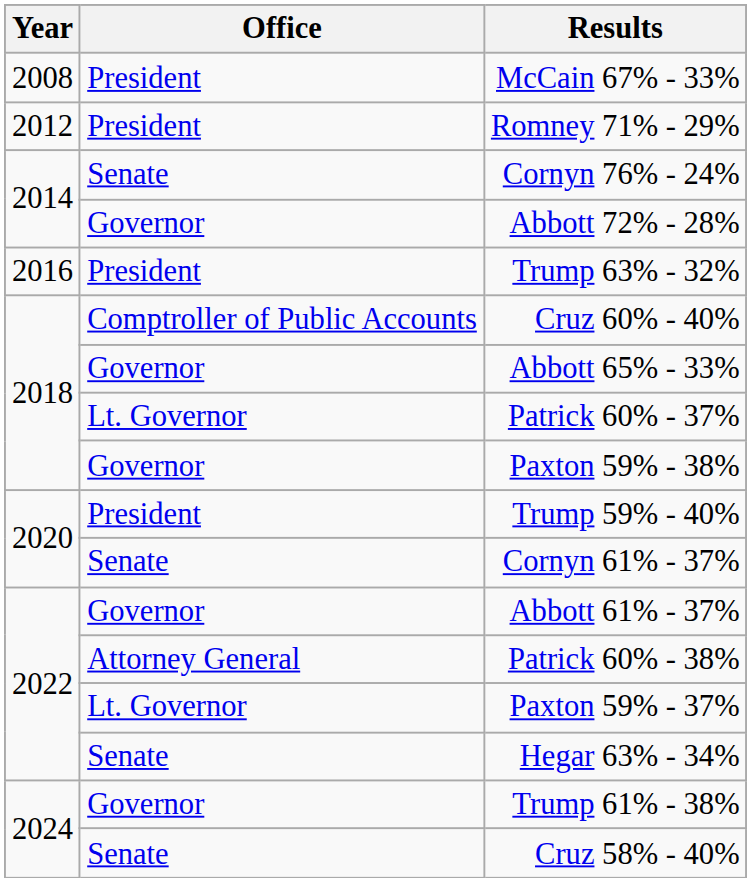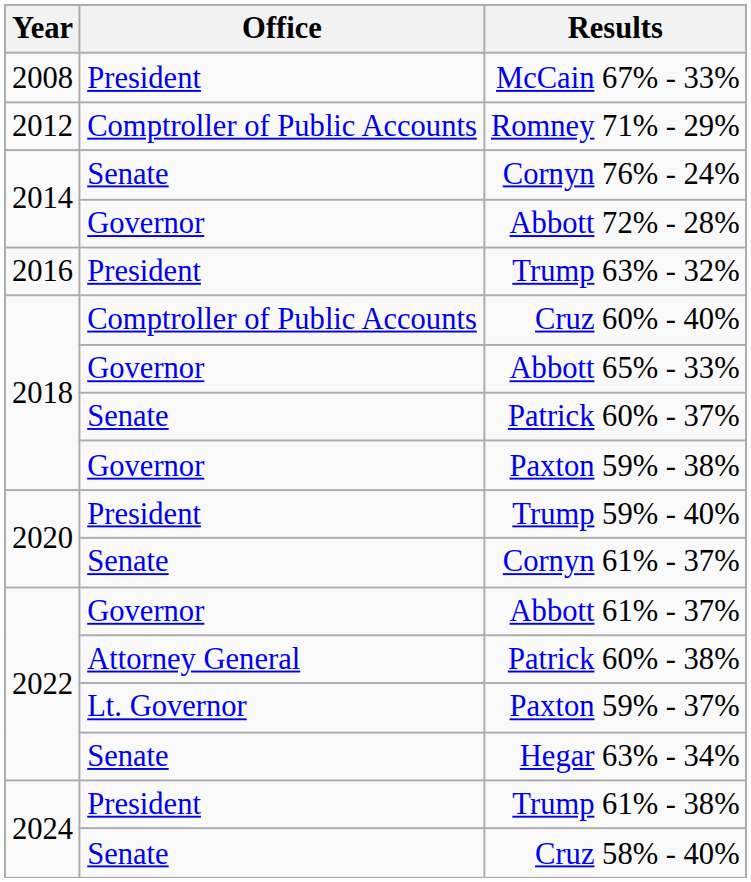(144, 125) President -> (282, 125) Comptroller of Public Accounts
(167, 416) Lt. Governor -> (128, 416) Senate
(146, 804) Governor -> (144, 804) President
